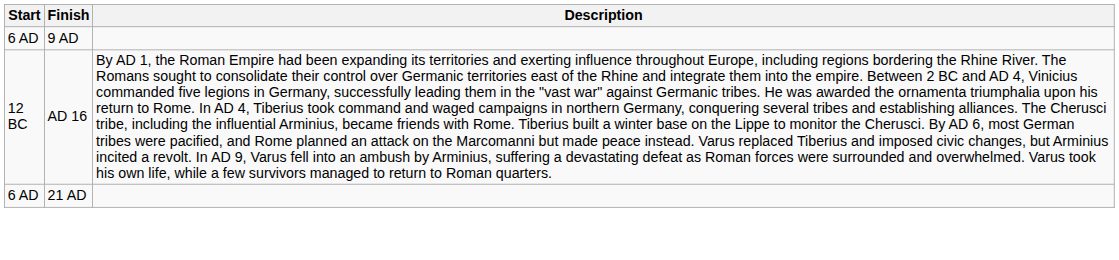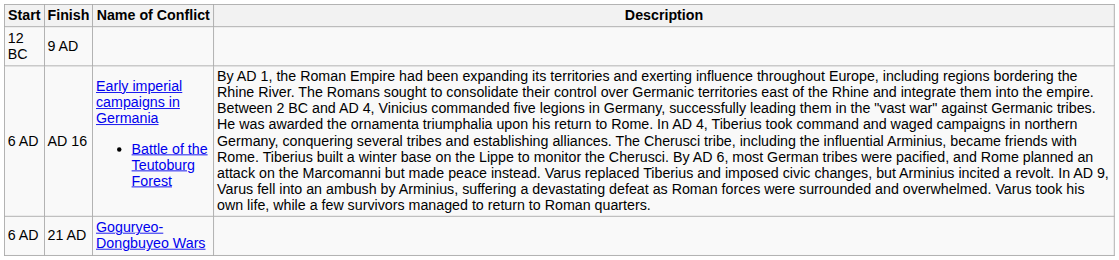+ column: (153, 15)
(23, 38) 6 AD -> (18, 46) 12 BC
(18, 117) 12 BC -> (23, 141) 6 AD
